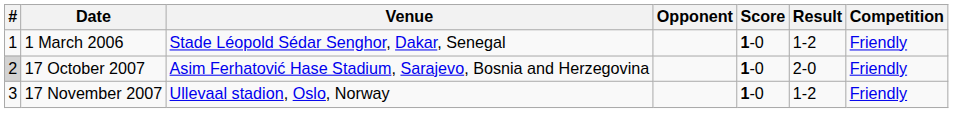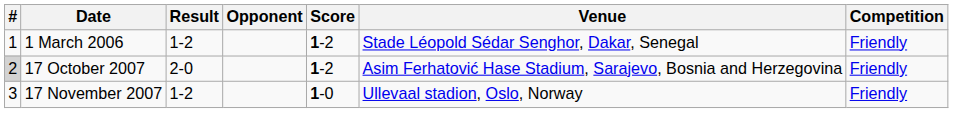columns swapped: (409, 17) <-> (818, 17)
(752, 42) 1-0 -> (322, 42) 1-2
(752, 68) 1-0 -> (322, 68) 1-2
